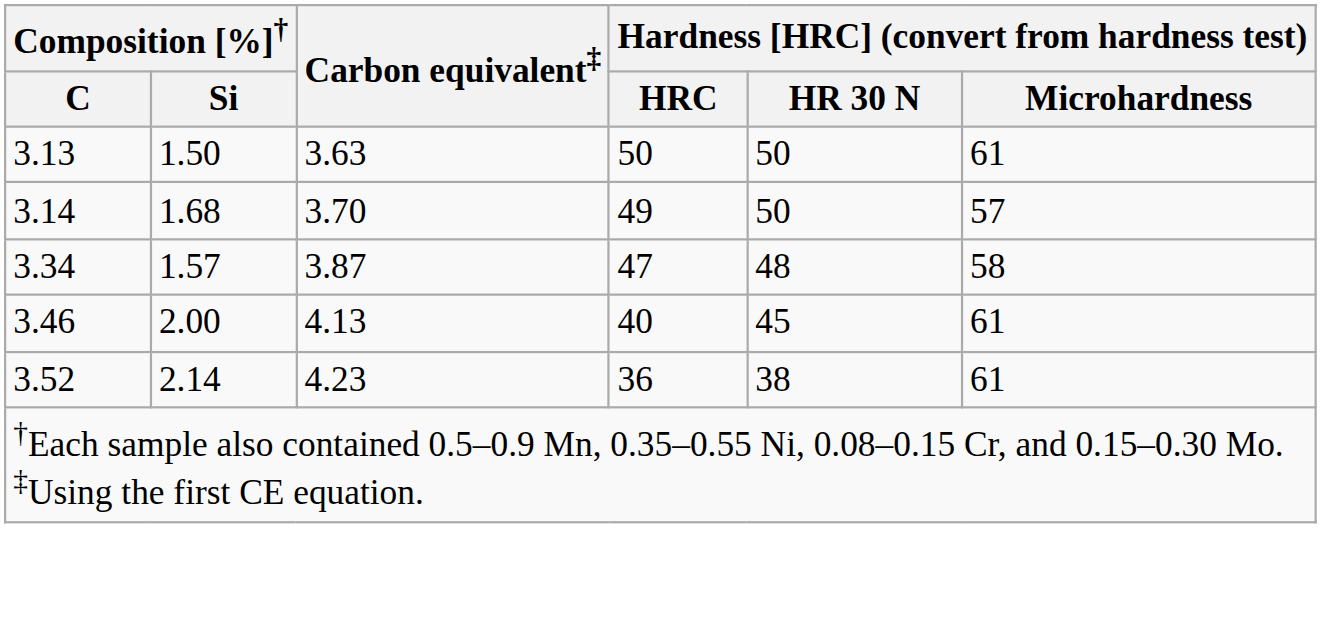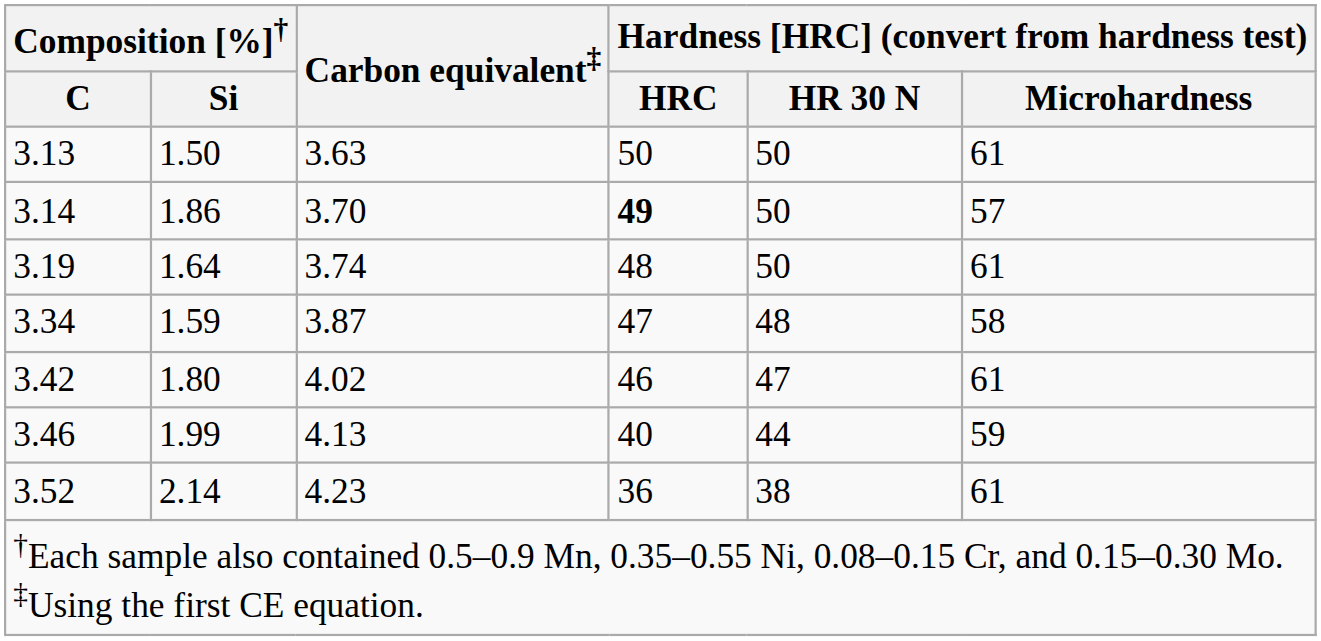(190, 210) 1.68 -> (190, 210) 1.86
(635, 210) normal -> (635, 210) bold
+ row: (44, 266)
(190, 266) 1.57 -> (190, 322) 1.59
+ row: (44, 378)
(190, 322) 2.00 -> (190, 434) 1.99
(773, 322) 45 -> (773, 434) 44
(988, 322) 61 -> (988, 434) 59
